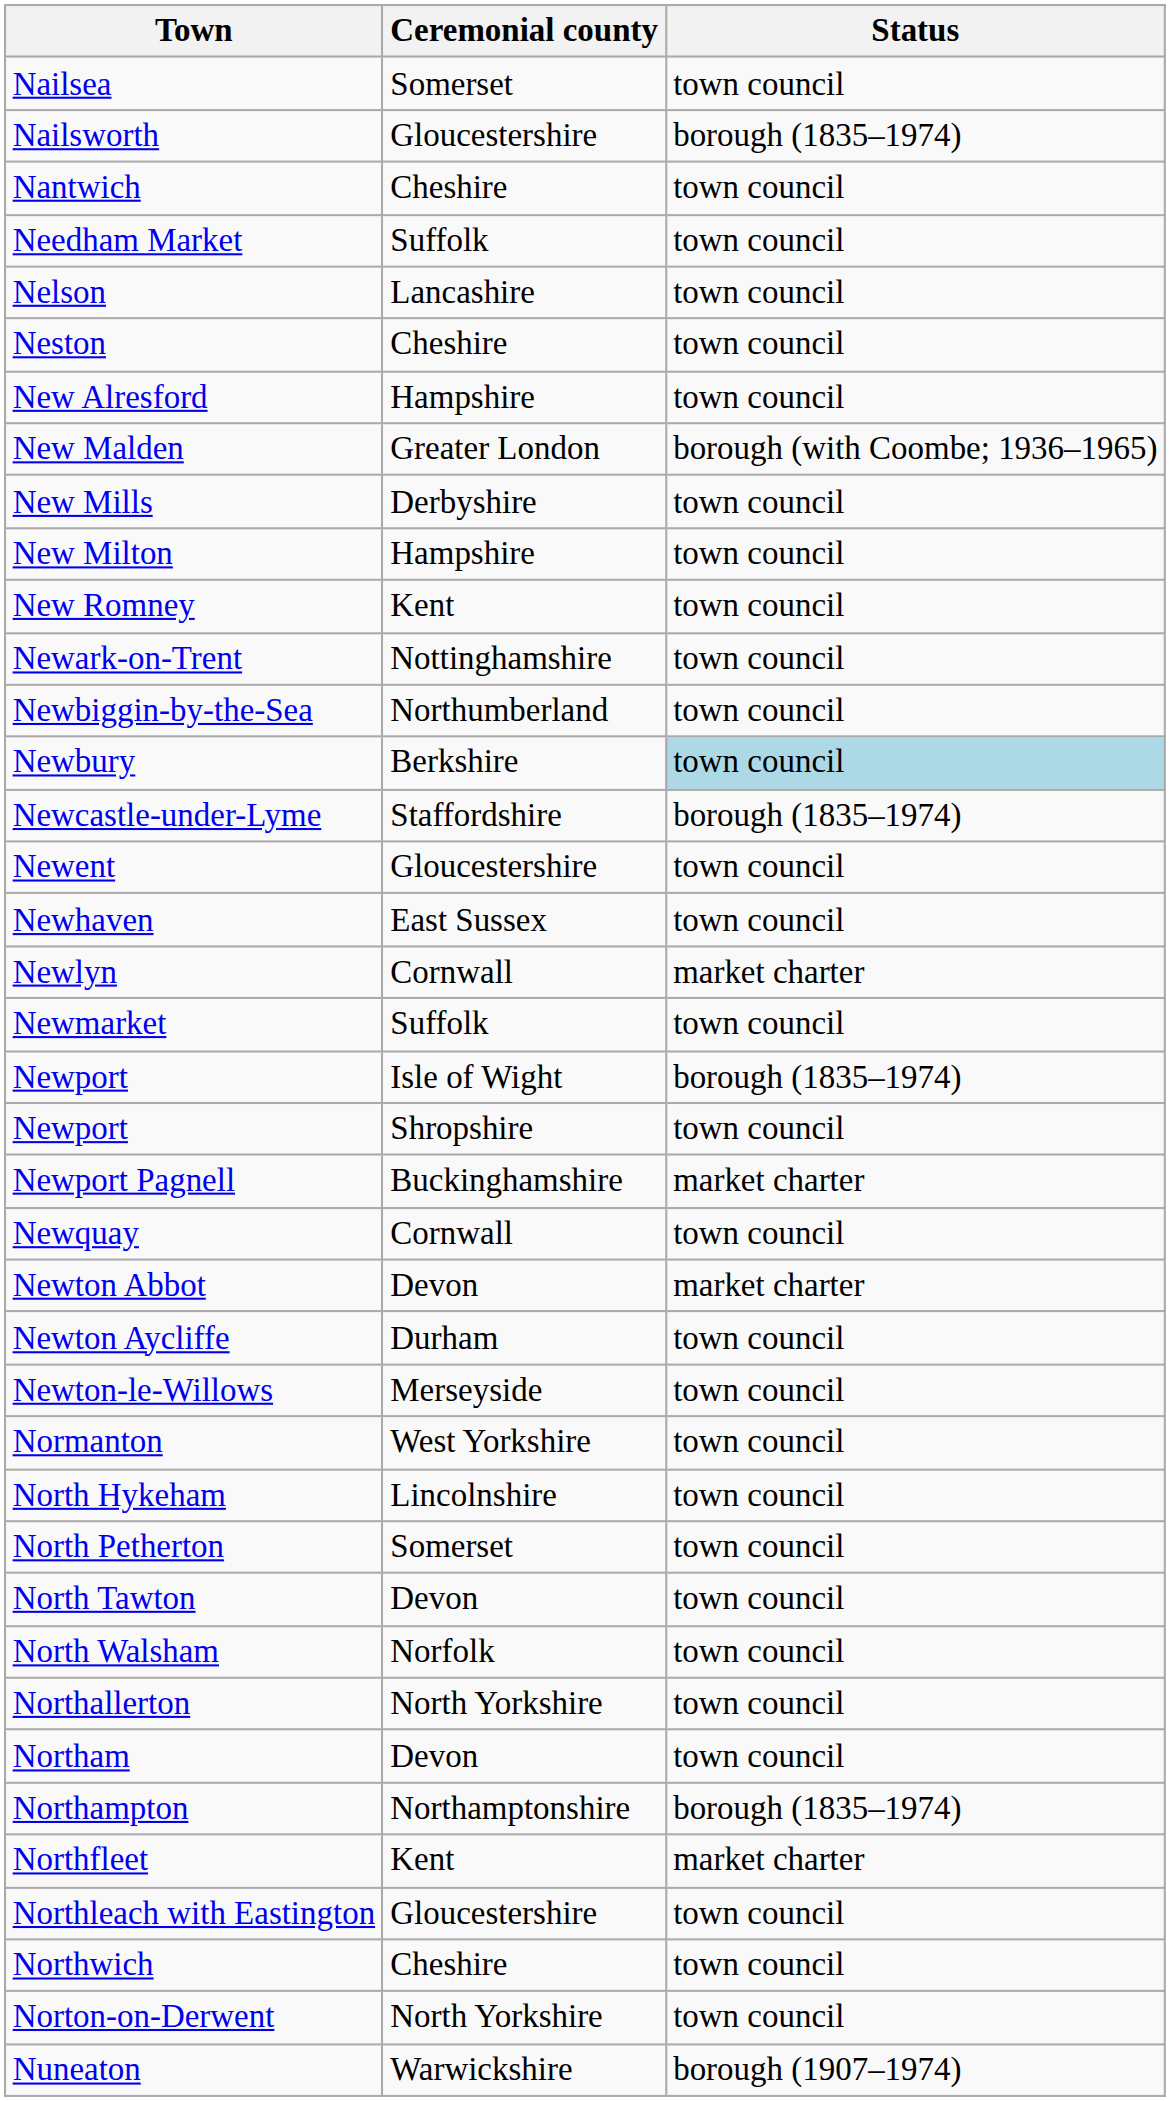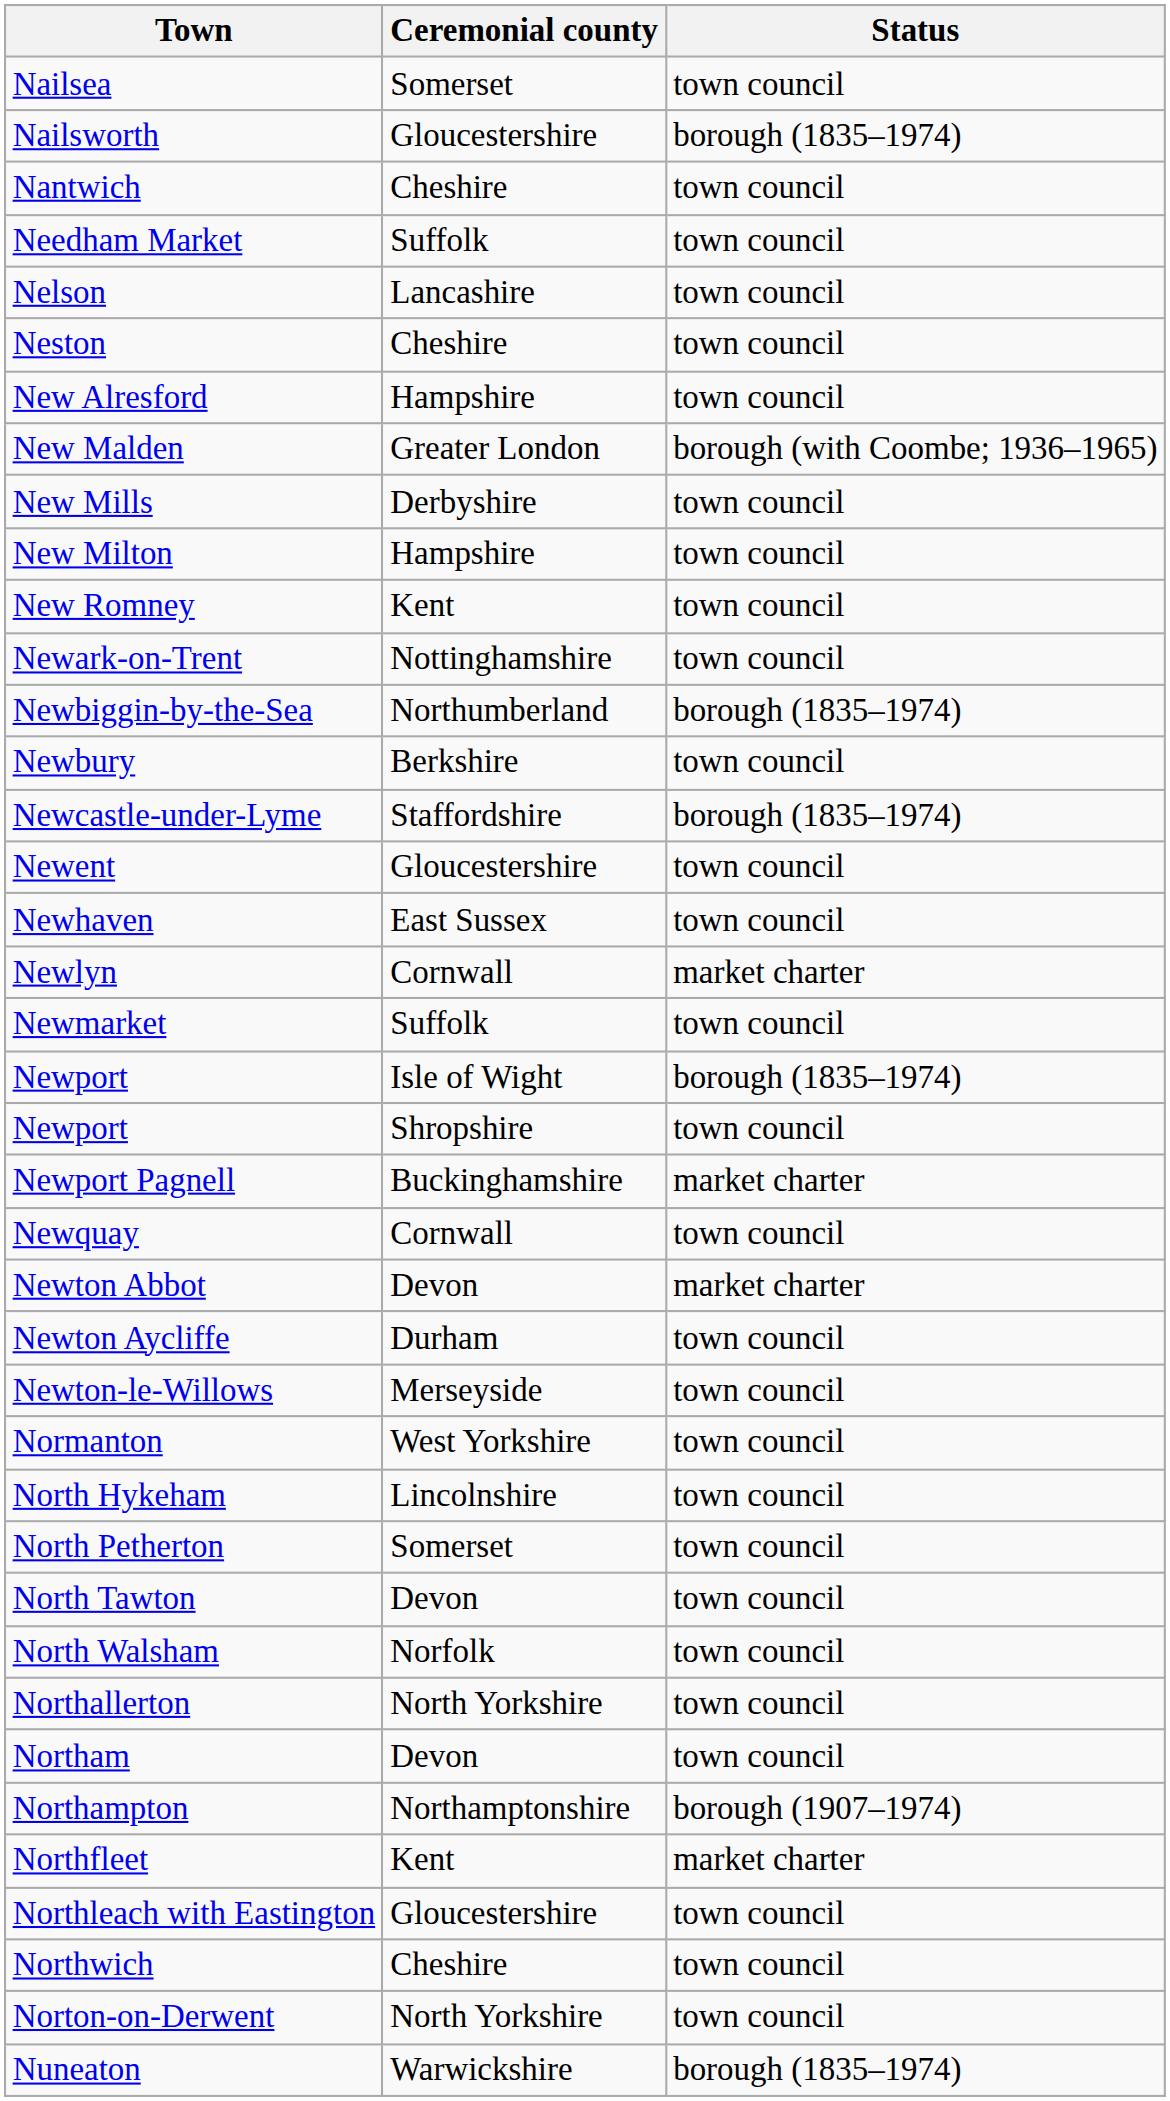(759, 710) town council -> (817, 710) borough (1835–1974)
(759, 762) lightblue background -> (759, 762) no background
(817, 1807) borough (1835–1974) -> (817, 1807) borough (1907–1974)
(817, 2069) borough (1907–1974) -> (817, 2069) borough (1835–1974)
